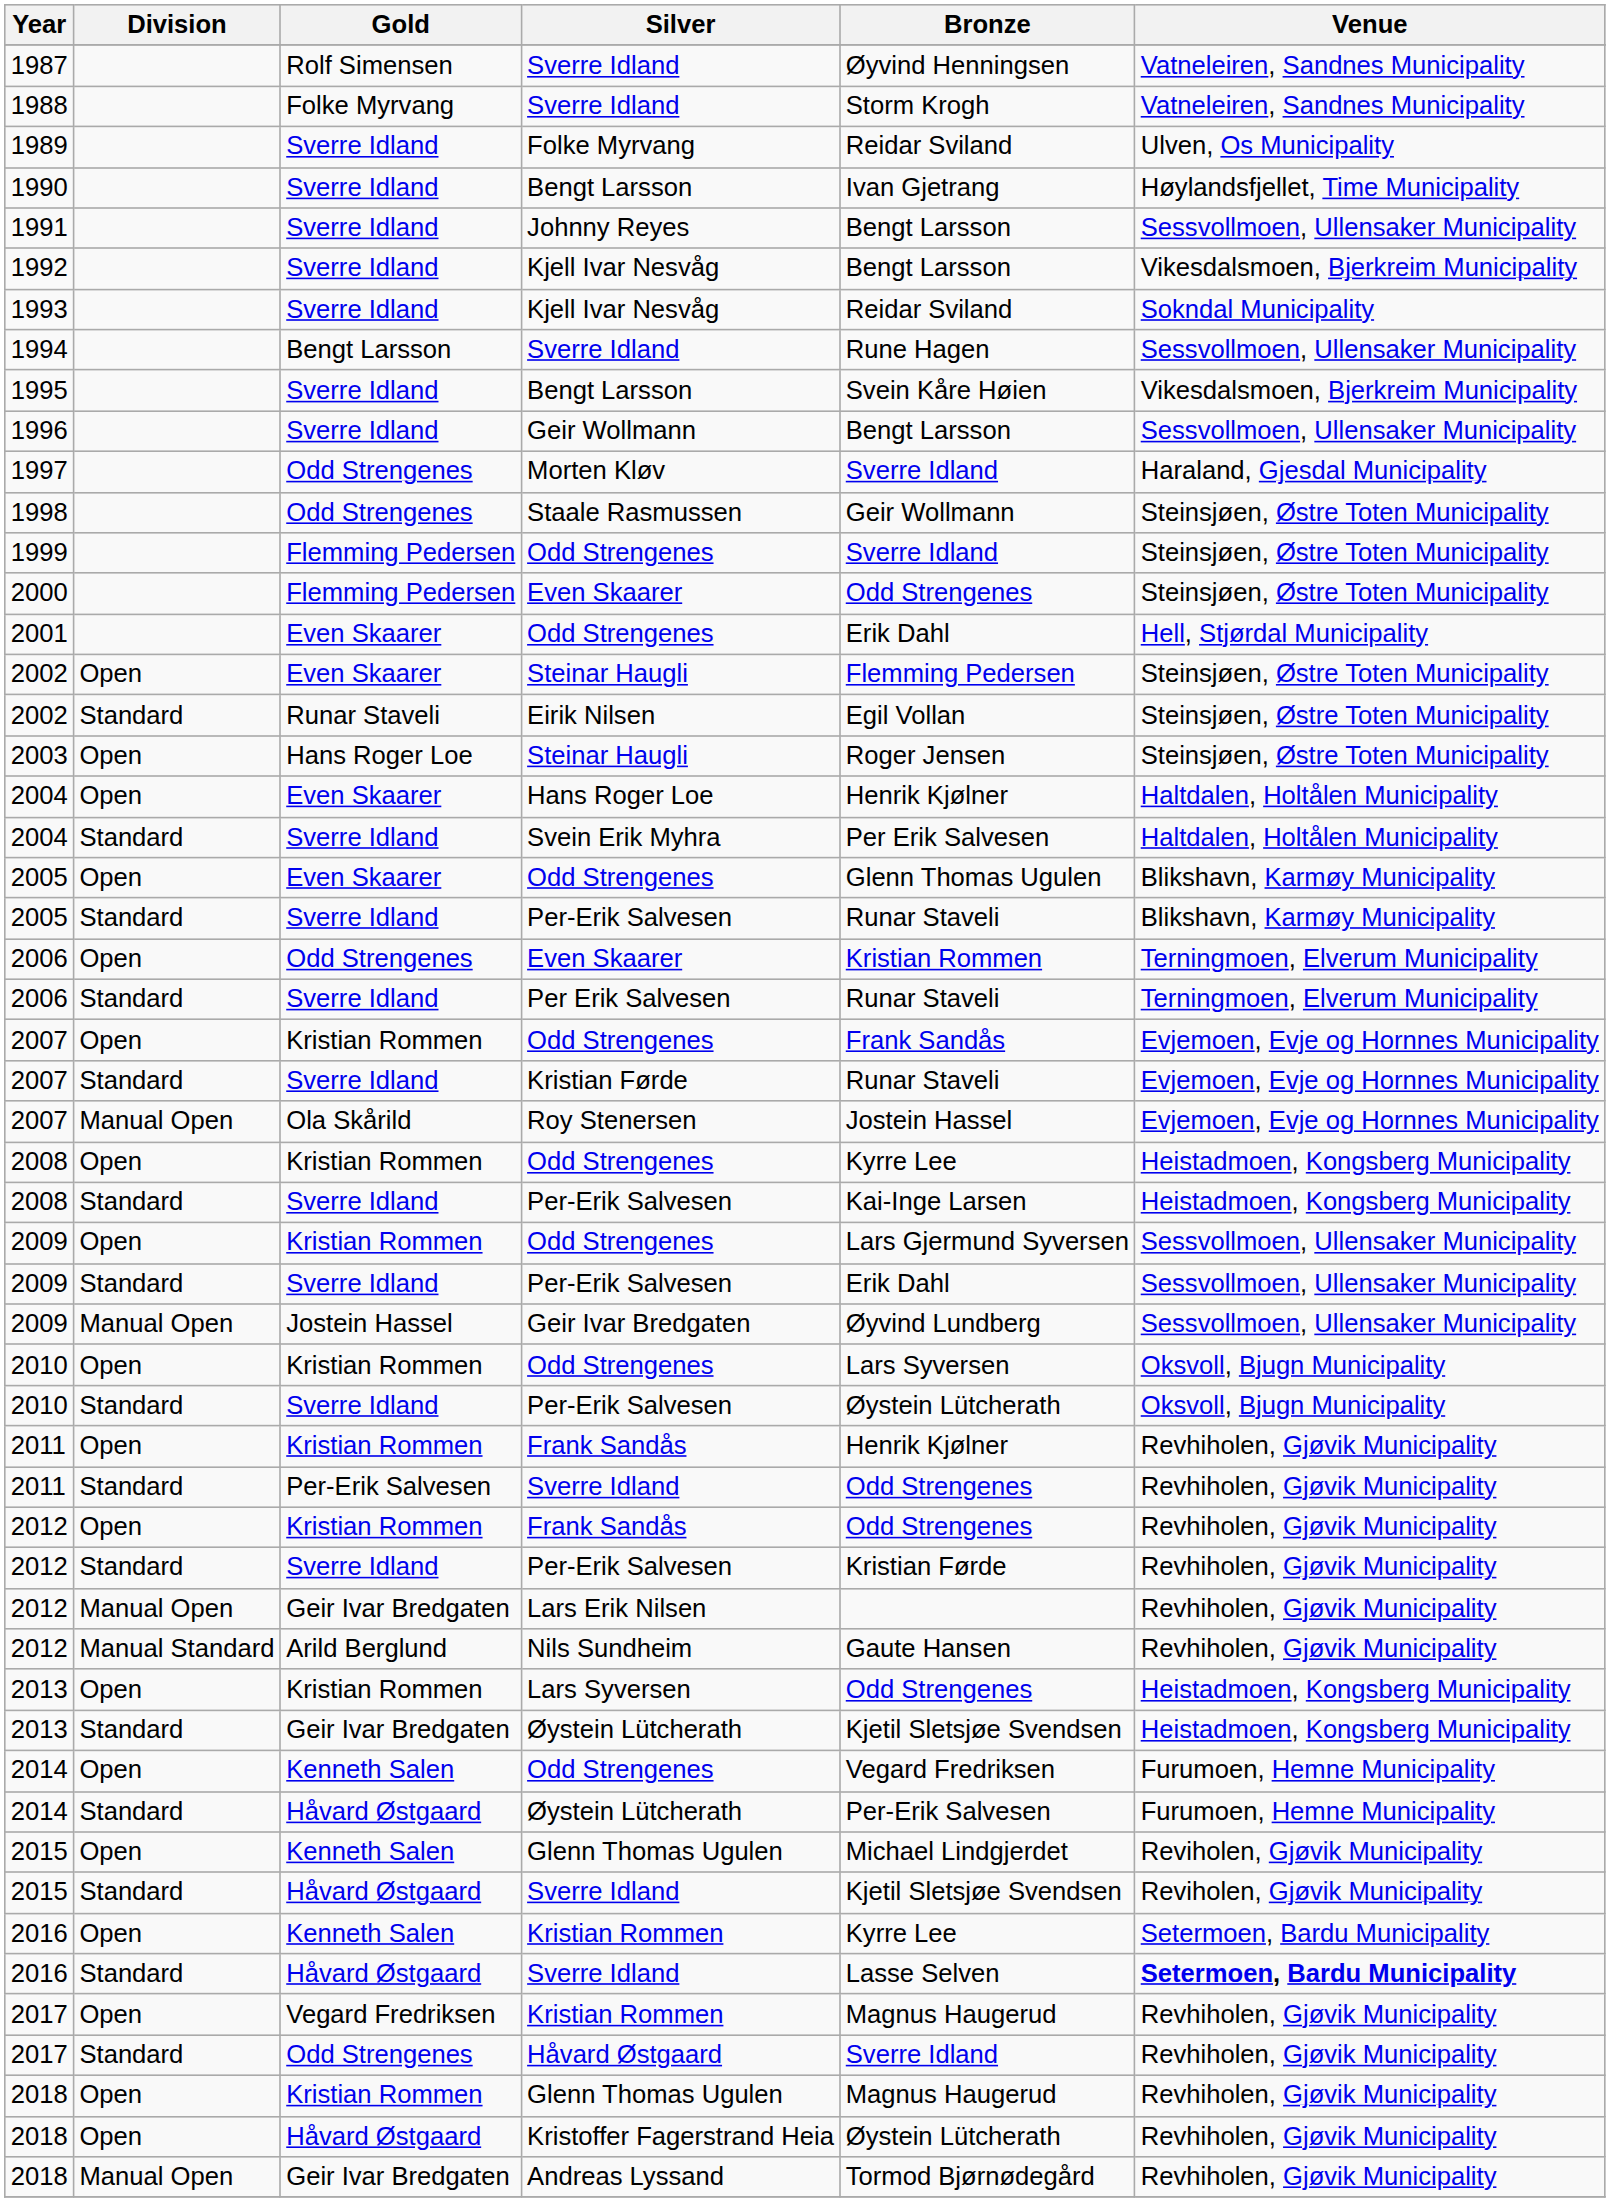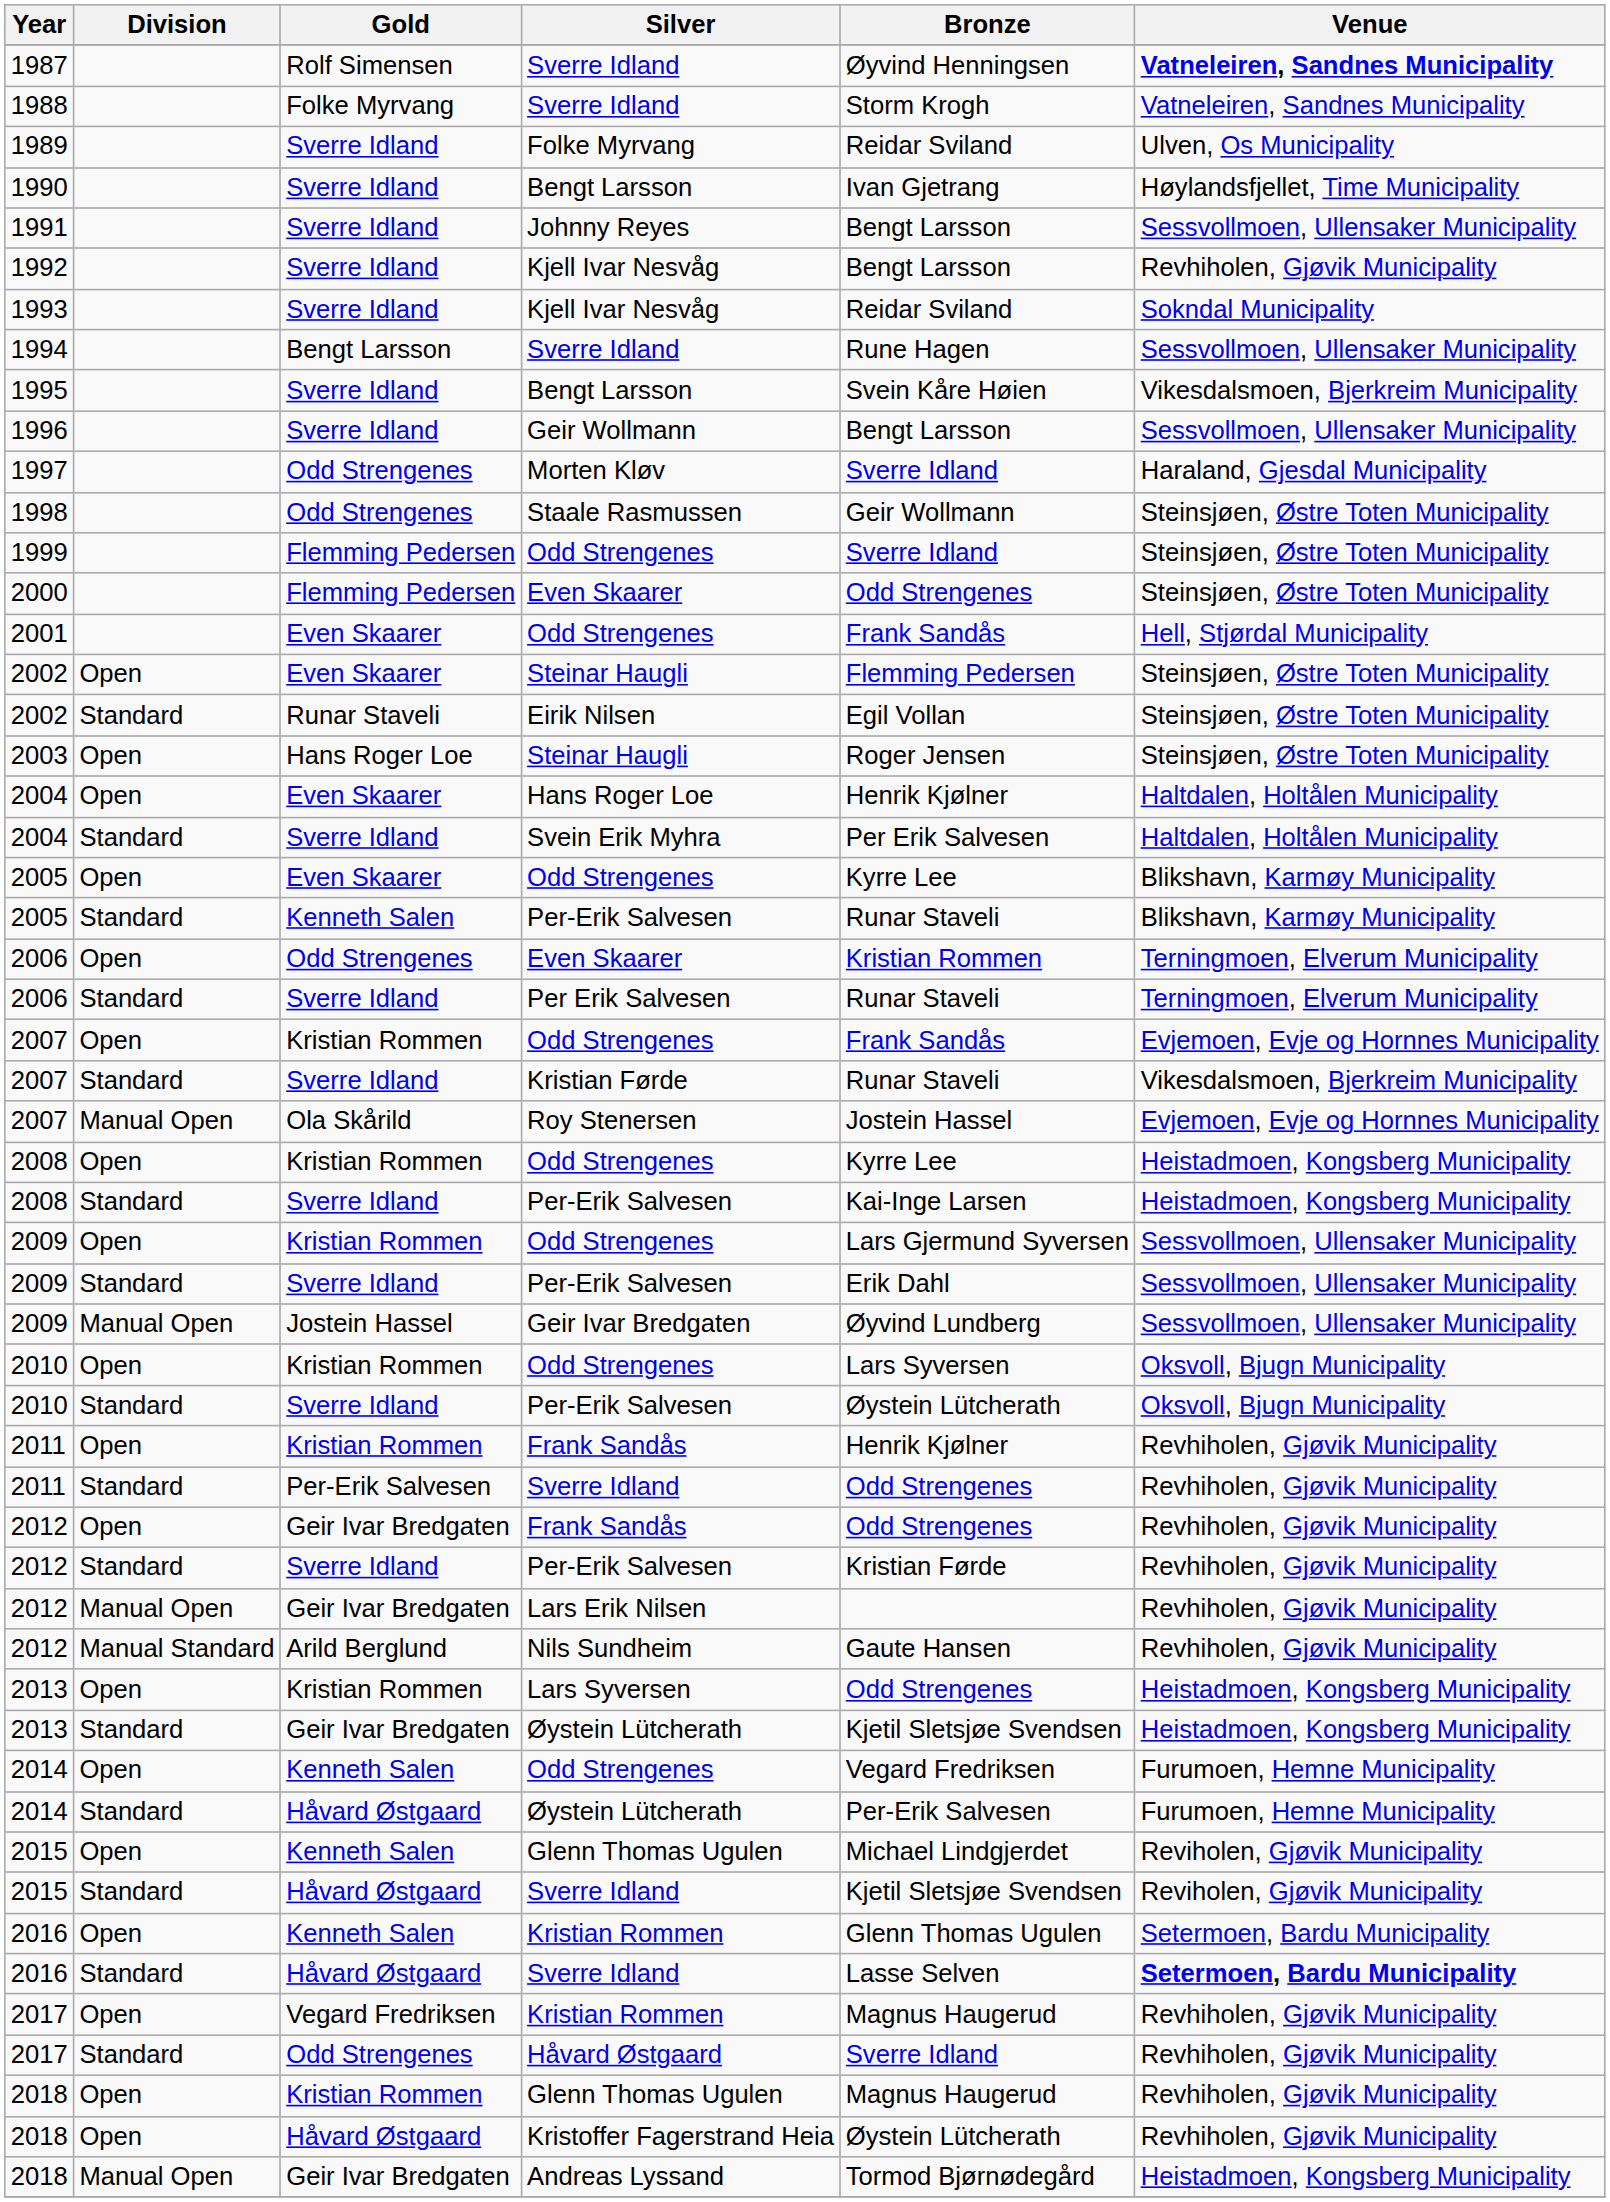(1333, 65) normal -> (1347, 65) bold
(1359, 268) Vikesdalsmoen, Bjerkreim Municipality -> (1319, 268) Revhiholen, Gjøvik Municipality
(898, 633) Erik Dahl -> (925, 633) Frank Sandås
(974, 877) Glenn Thomas Ugulen -> (901, 877) Kyrre Lee
(362, 918) Sverre Idland -> (370, 918) Kenneth Salen
(1370, 1080) Evjemoen, Evje og Hornnes Municipality -> (1359, 1080) Vikesdalsmoen, Bjerkreim Municipality
(384, 1526) Kristian Rommen -> (398, 1526) Geir Ivar Bredgaten
(901, 1932) Kyrre Lee -> (974, 1932) Glenn Thomas Ugulen
(1319, 2176) Revhiholen, Gjøvik Municipality -> (1356, 2176) Heistadmoen, Kongsberg Municipality
